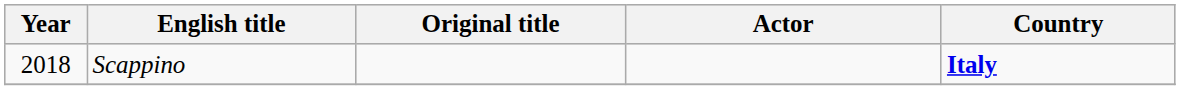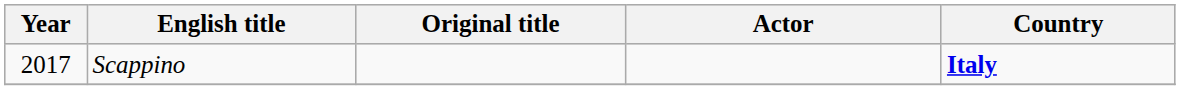(46, 63) 2018 -> (46, 63) 2017
